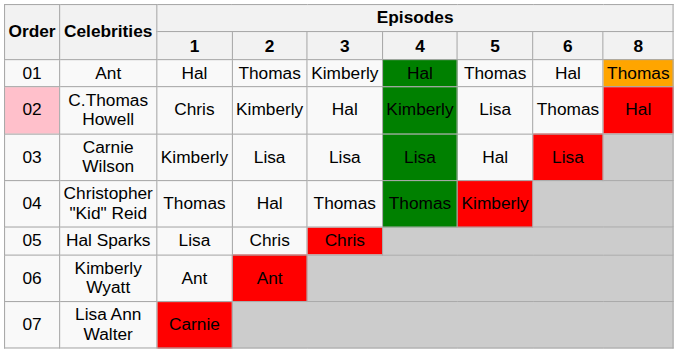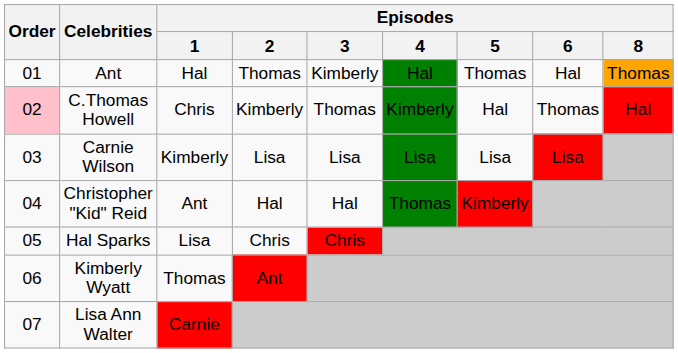(345, 110) Hal -> (345, 110) Thomas
(495, 110) Lisa -> (495, 110) Hal
(495, 156) Hal -> (495, 156) Lisa
(194, 203) Thomas -> (194, 203) Ant
(345, 203) Thomas -> (345, 203) Hal
(194, 278) Ant -> (194, 278) Thomas
